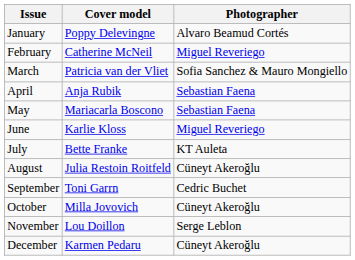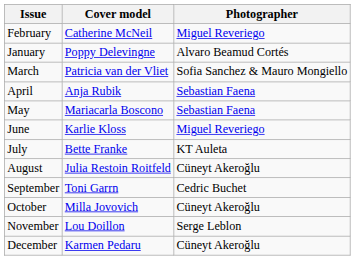rows swapped: (26, 33) <-> (29, 52)
